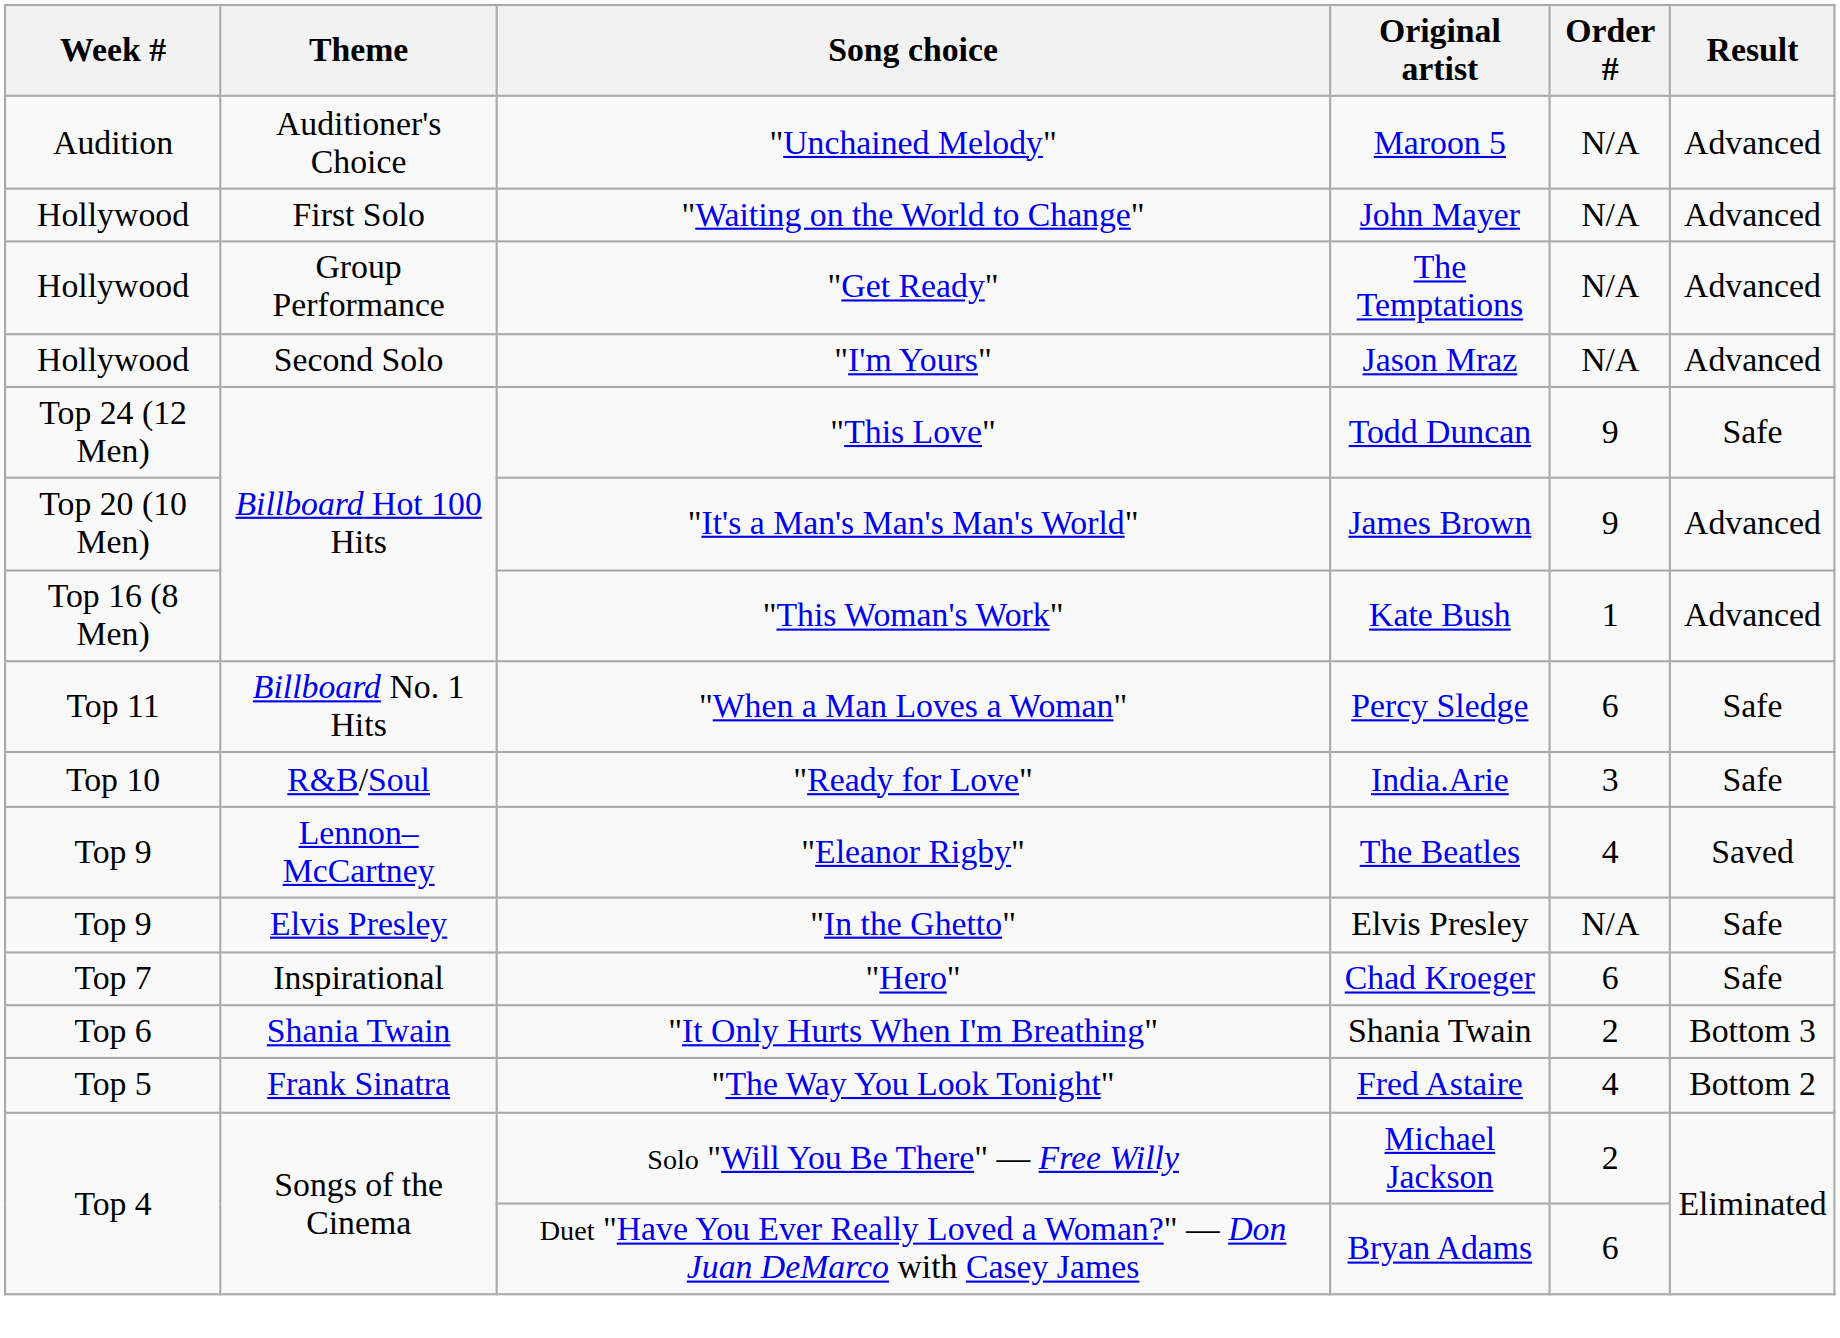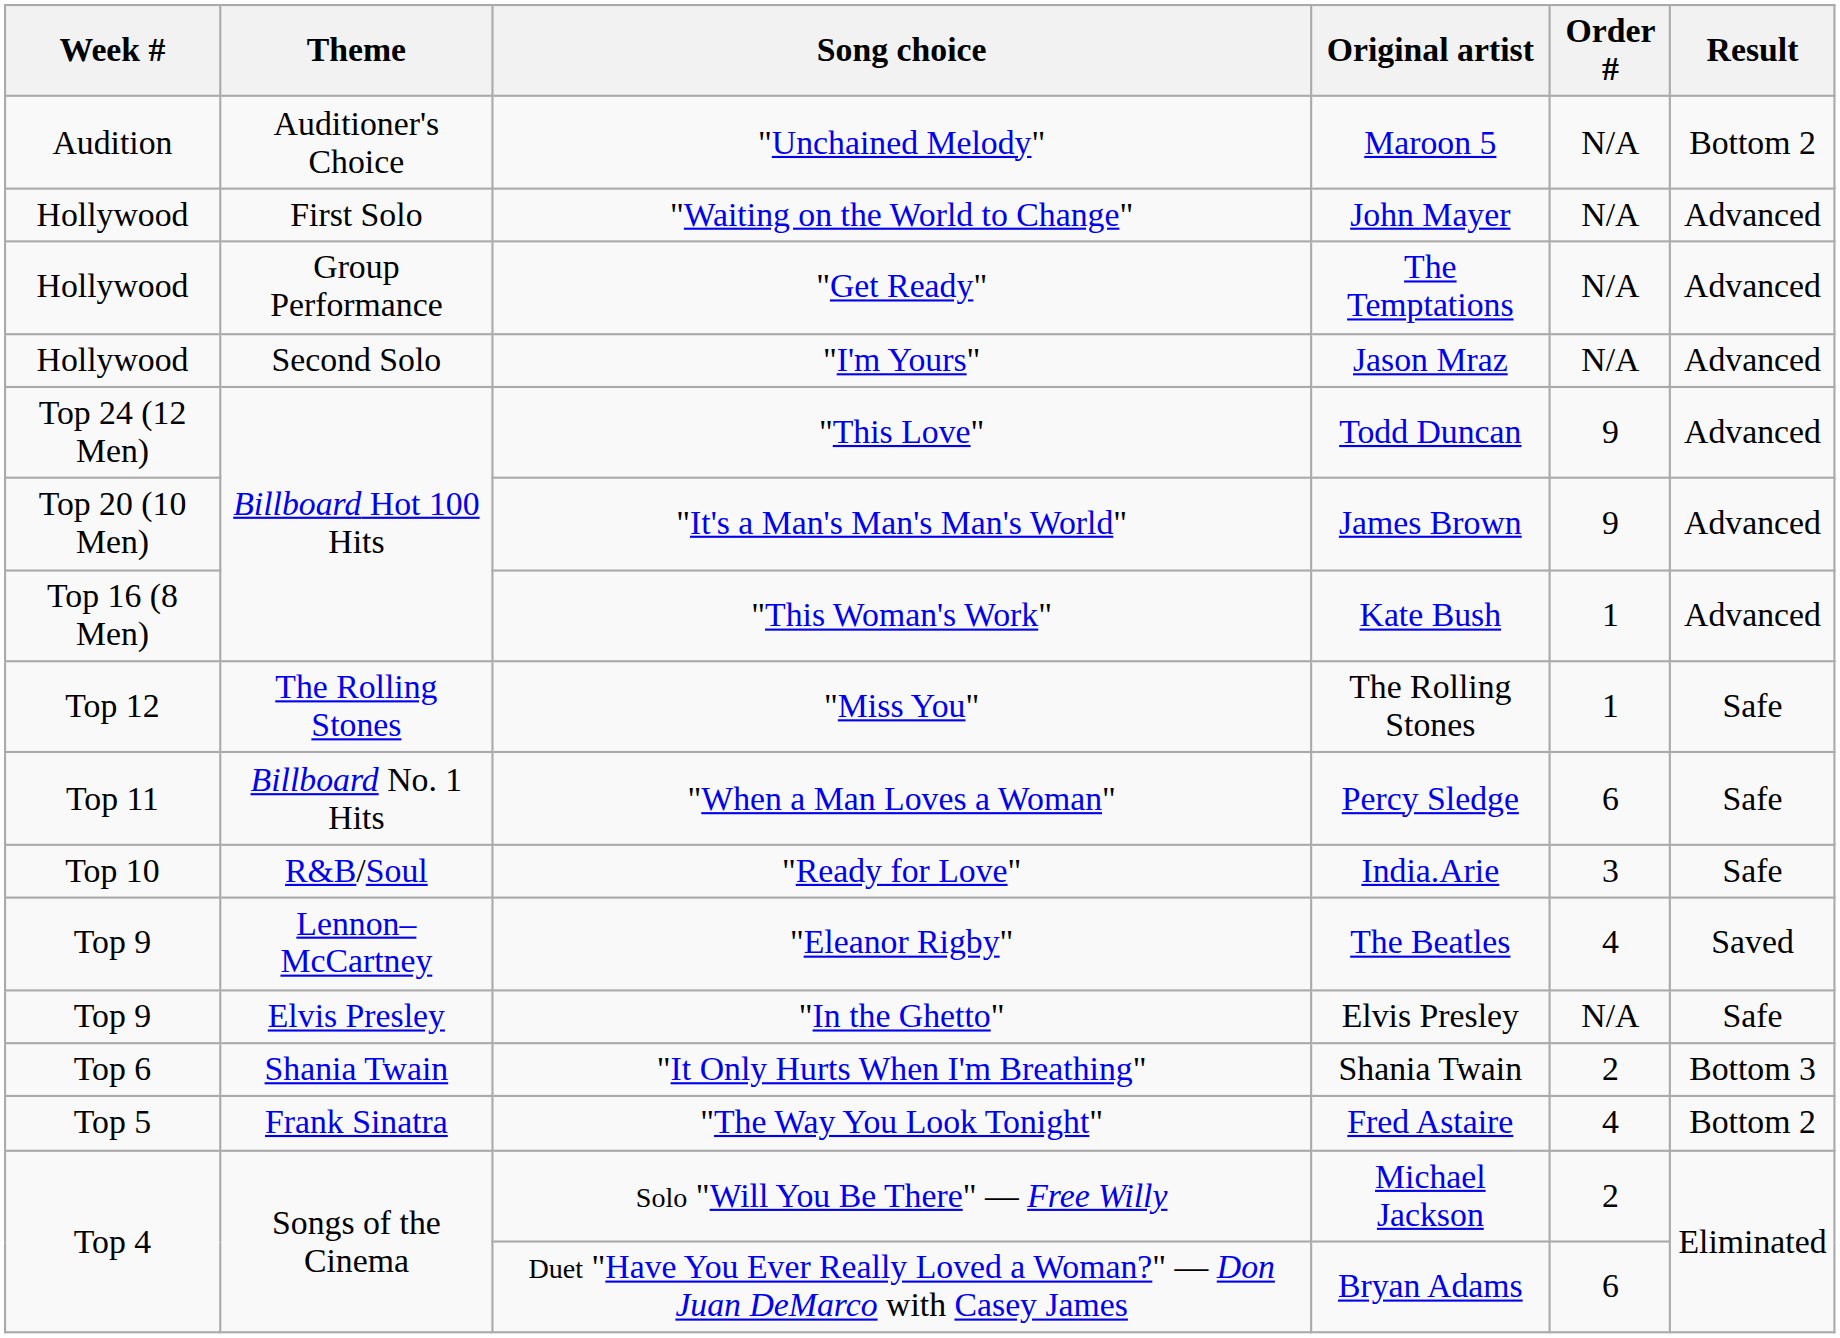(1753, 141) Advanced -> (1753, 141) Bottom 2
(1753, 431) Safe -> (1753, 431) Advanced
+ row: (902, 706)
- row: (913, 977)
